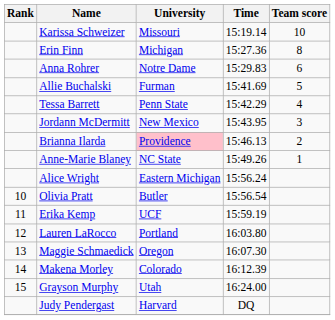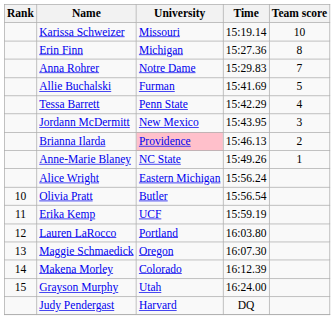(299, 68) 6 -> (299, 68) 7
